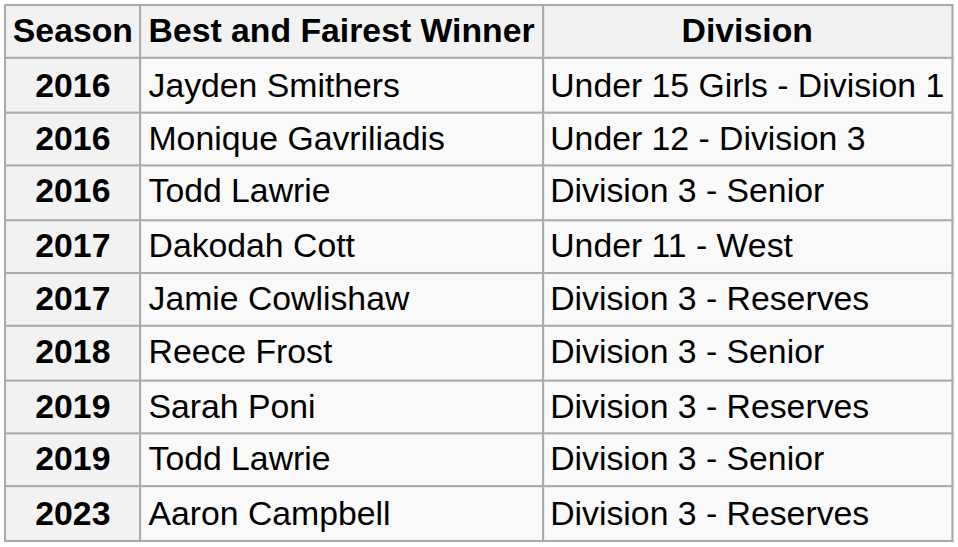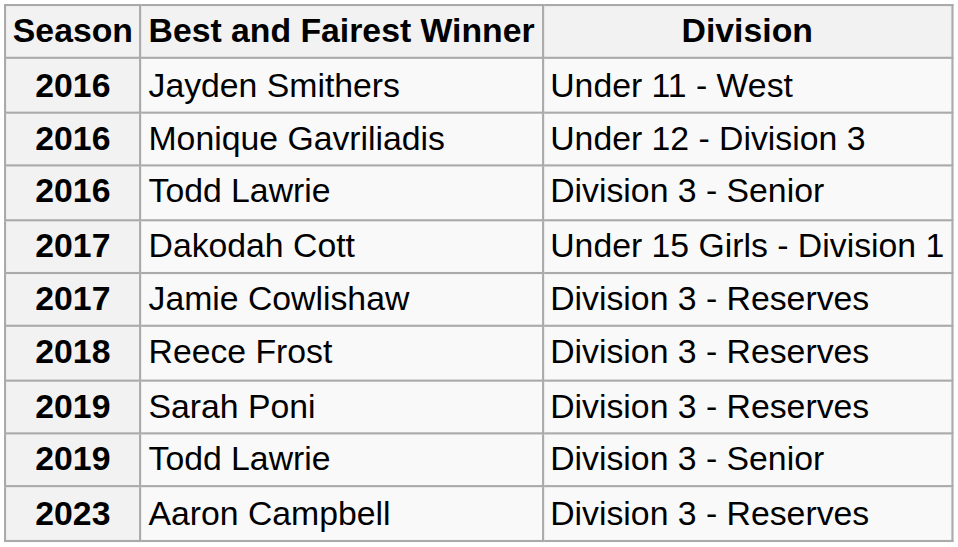(747, 84) Under 15 Girls - Division 1 -> (672, 84) Under 11 - West
(672, 245) Under 11 - West -> (747, 245) Under 15 Girls - Division 1
(687, 352) Division 3 - Senior -> (710, 352) Division 3 - Reserves
